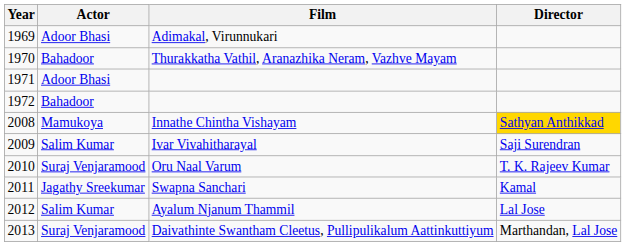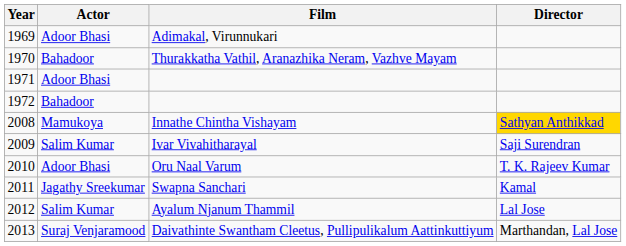(93, 166) Suraj Venjaramood -> (76, 166) Adoor Bhasi
